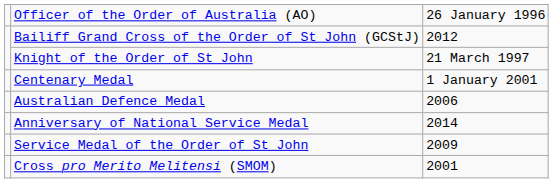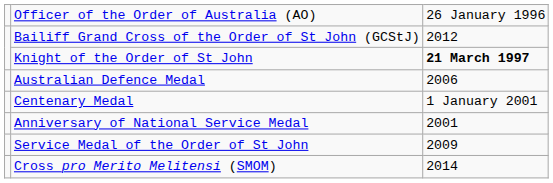(478, 59) normal -> (478, 59) bold
rows swapped: (74, 80) <-> (109, 102)
(442, 123) 2014 -> (442, 123) 2001
(442, 167) 2001 -> (442, 167) 2014
